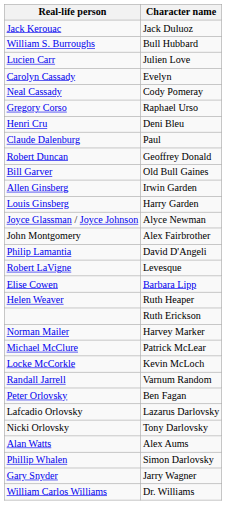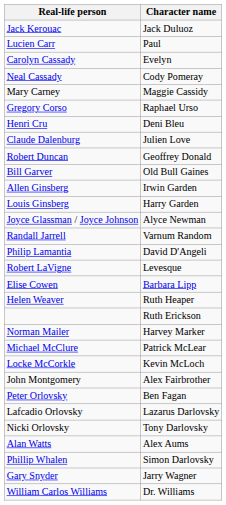- row: (51, 44)
(167, 60) Julien Love -> (152, 44) Paul
+ row: (33, 92)
(152, 140) Paul -> (167, 140) Julien Love
rows swapped: (36, 380) <-> (44, 236)
